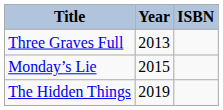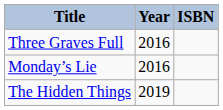(154, 42) 2013 -> (154, 42) 2016
(154, 67) 2015 -> (154, 67) 2016
